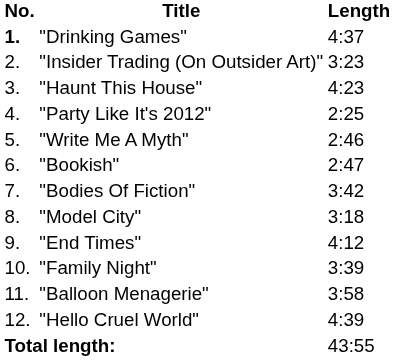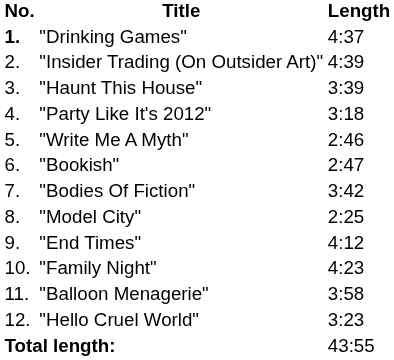(346, 62) 3:23 -> (346, 62) 4:39
(346, 88) 4:23 -> (346, 88) 3:39
(346, 113) 2:25 -> (346, 113) 3:18
(346, 216) 3:18 -> (346, 216) 2:25
(346, 268) 3:39 -> (346, 268) 4:23
(346, 319) 4:39 -> (346, 319) 3:23
